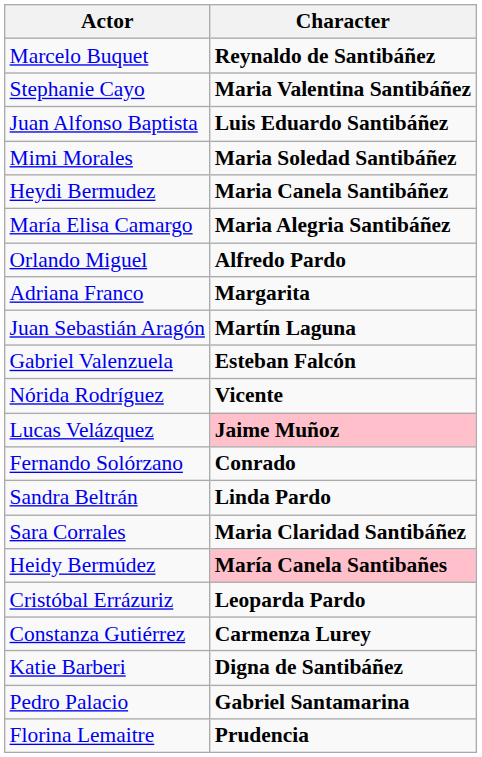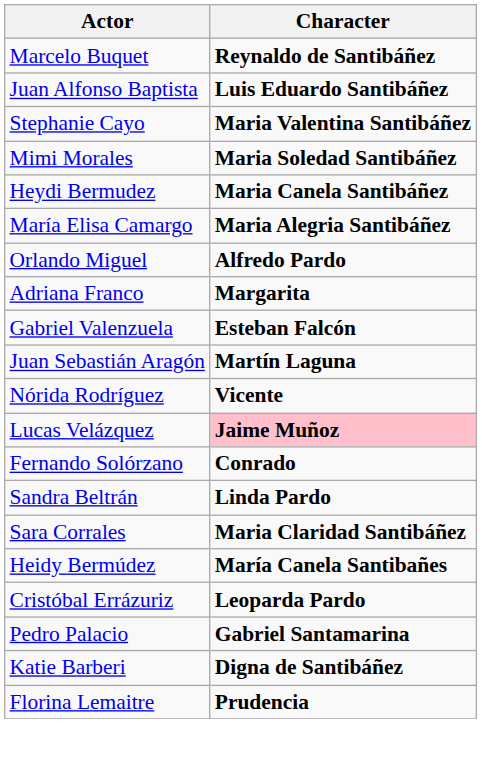rows swapped: (104, 123) <-> (77, 89)
rows swapped: (107, 327) <-> (91, 361)
(331, 565) pink background -> (331, 565) no background
- row: (97, 633)
rows swapped: (69, 701) <-> (68, 667)
